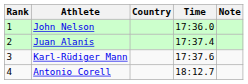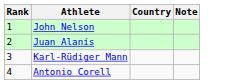- column: (195, 12)
